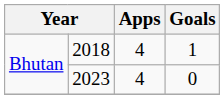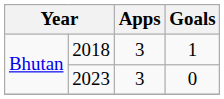(140, 49) 4 -> (140, 49) 3
(140, 79) 4 -> (140, 79) 3
